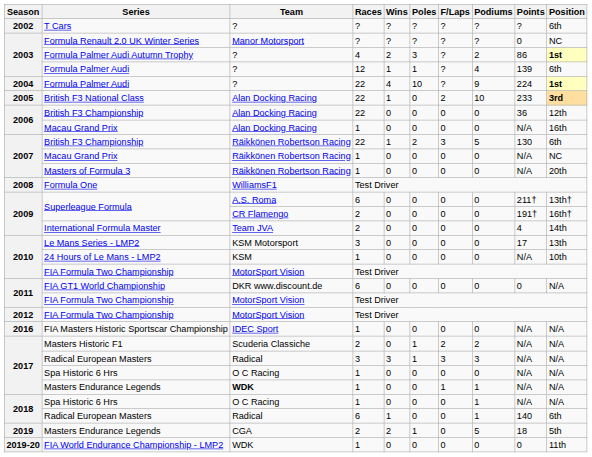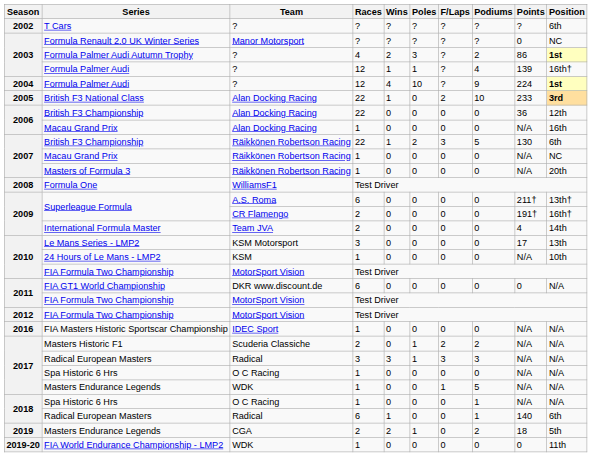(555, 69) 6th -> (560, 69) 16th†
(360, 84) 22 -> (360, 84) 12
(243, 387) bold -> (243, 387) normal
(477, 387) 1 -> (477, 387) 5
(477, 430) 5 -> (477, 430) 2
